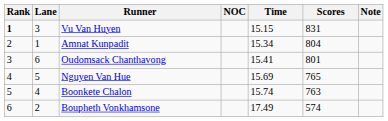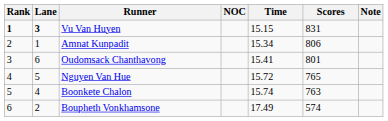(37, 28) normal -> (37, 28) bold
(313, 44) 804 -> (313, 44) 806
(262, 76) 15.69 -> (262, 76) 15.72
